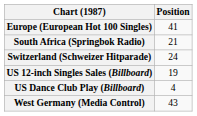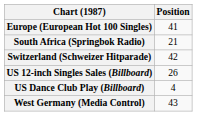(173, 57) 24 -> (173, 57) 42
(173, 73) 19 -> (173, 73) 26
